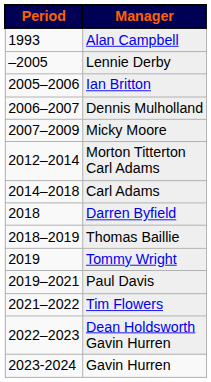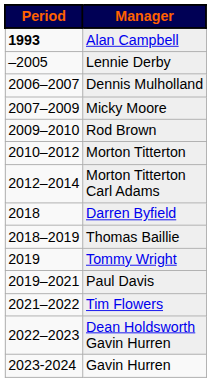(24, 40) normal -> (24, 40) bold
- row: (118, 85)
+ row: (121, 130)
+ row: (136, 153)
- row: (123, 191)
